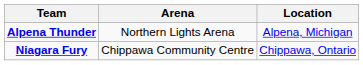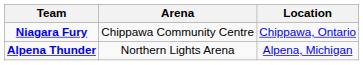rows swapped: (52, 32) <-> (52, 50)
